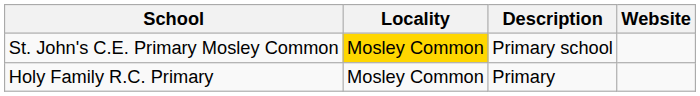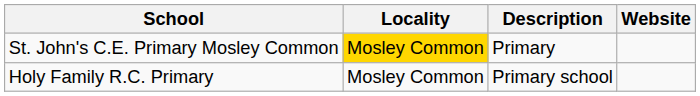(553, 47) Primary school -> (524, 47) Primary
(524, 76) Primary -> (553, 76) Primary school
